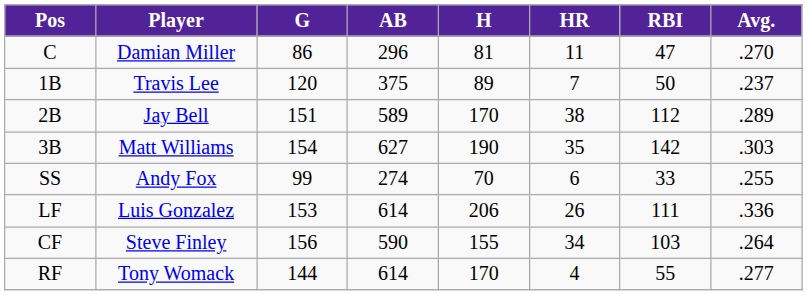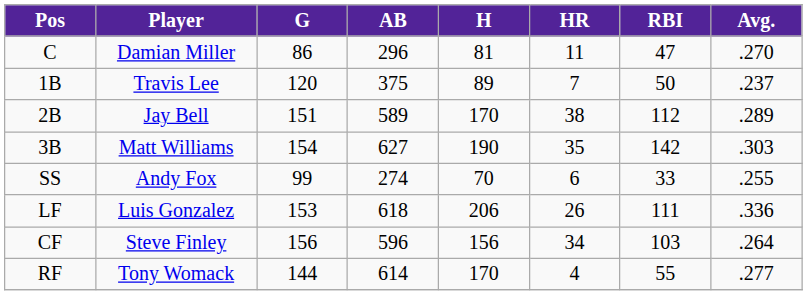(393, 210) 614 -> (393, 210) 618
(393, 242) 590 -> (393, 242) 596
(484, 242) 155 -> (484, 242) 156
